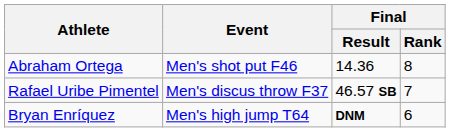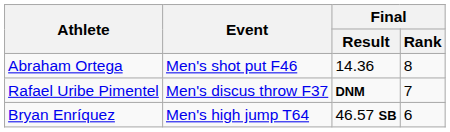(366, 91) 46.57 SB -> (350, 92) DNM
(350, 117) DNM -> (366, 115) 46.57 SB
